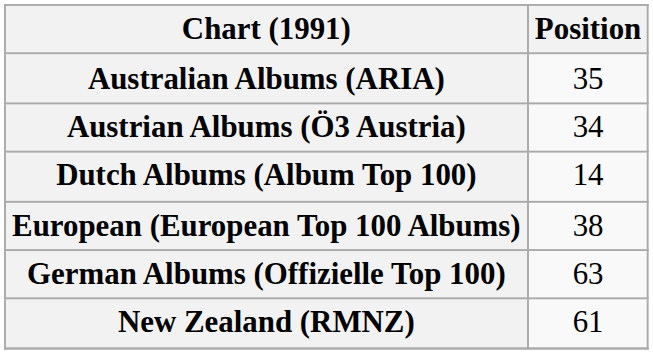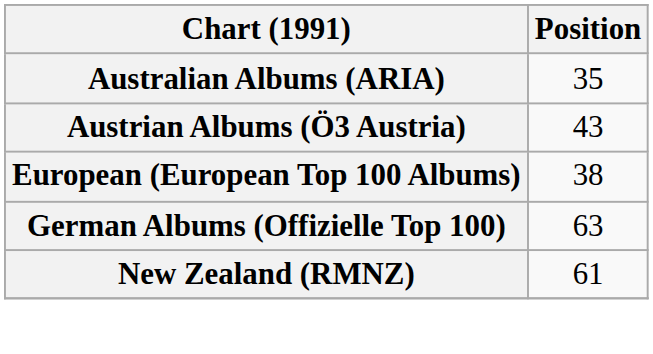(588, 126) 34 -> (588, 126) 43
- row: (266, 175)
